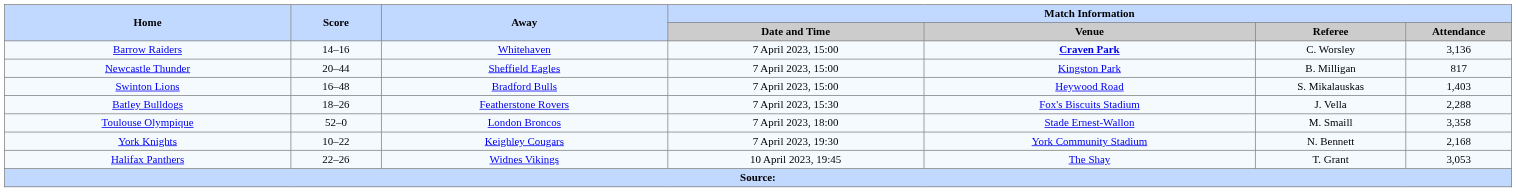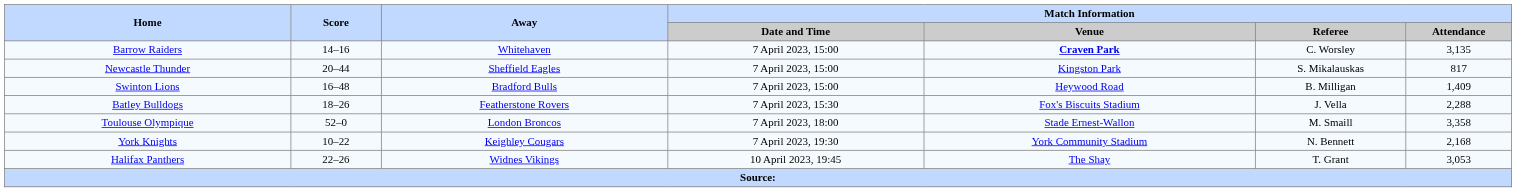(1459, 50) 3,136 -> (1459, 50) 3,135
(1331, 68) B. Milligan -> (1331, 68) S. Mikalauskas
(1331, 86) S. Mikalauskas -> (1331, 86) B. Milligan
(1459, 86) 1,403 -> (1459, 86) 1,409
